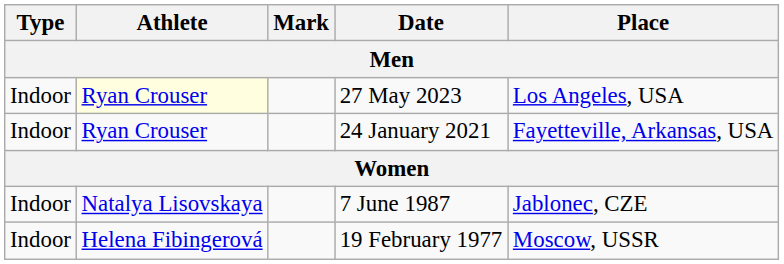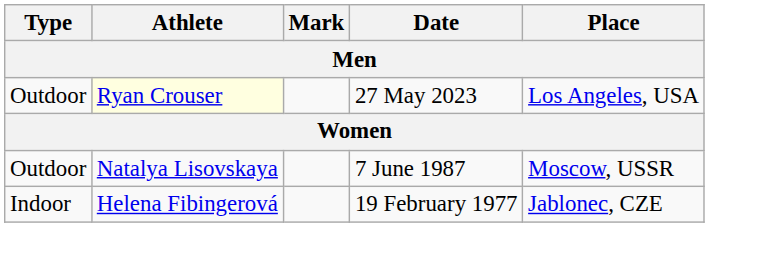(40, 95) Indoor -> (48, 95) Outdoor
- row: (415, 131)
(40, 204) Indoor -> (48, 167) Outdoor
(580, 204) Jablonec, CZE -> (601, 167) Moscow, USSR
(586, 240) Moscow, USSR -> (595, 204) Jablonec, CZE
